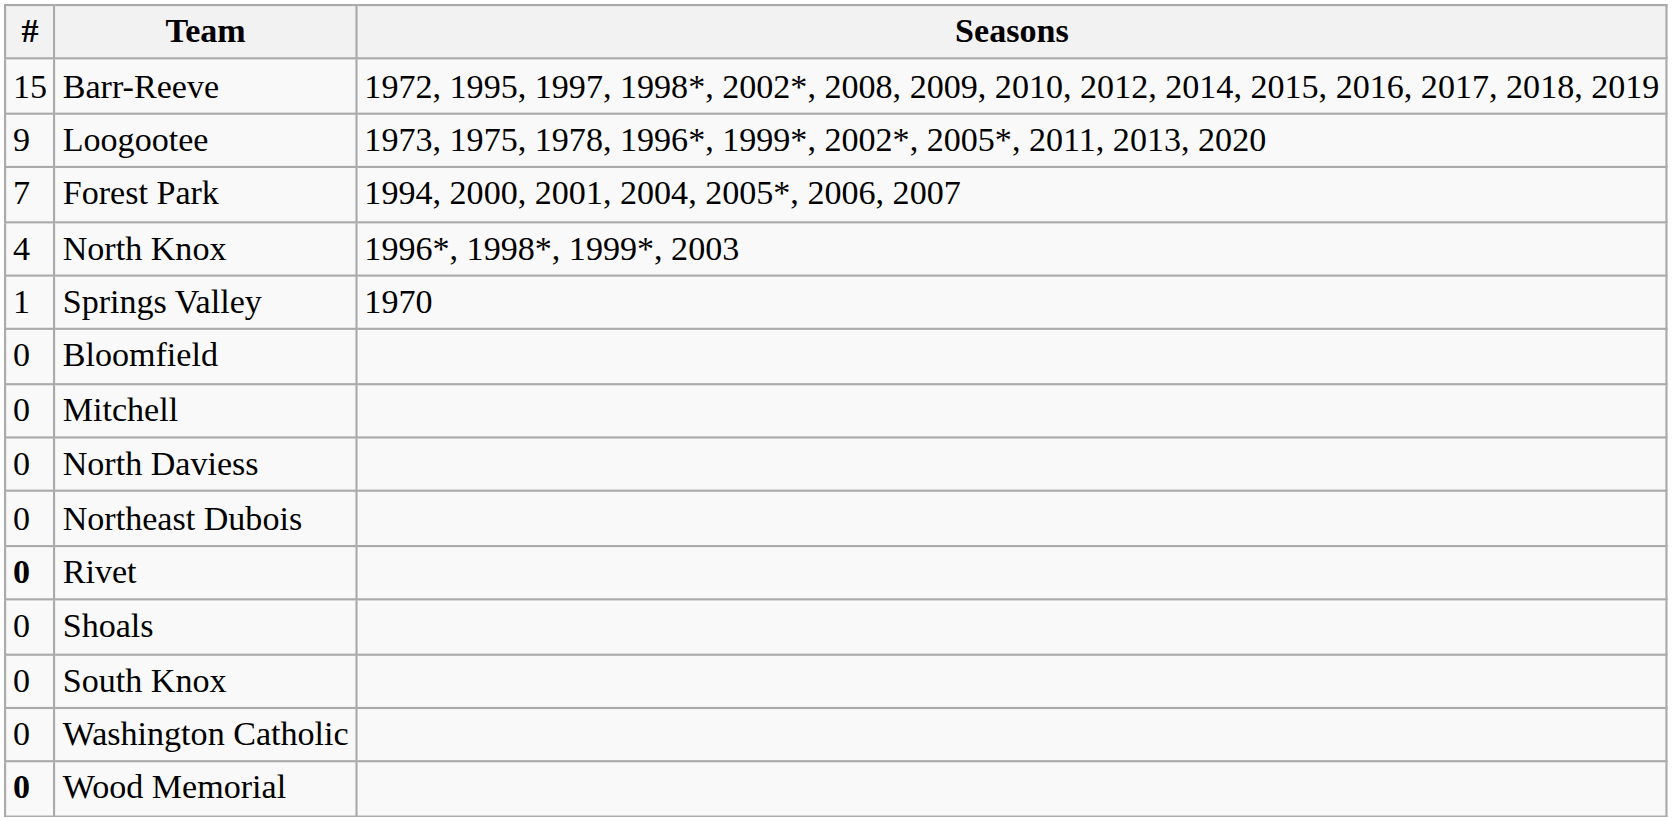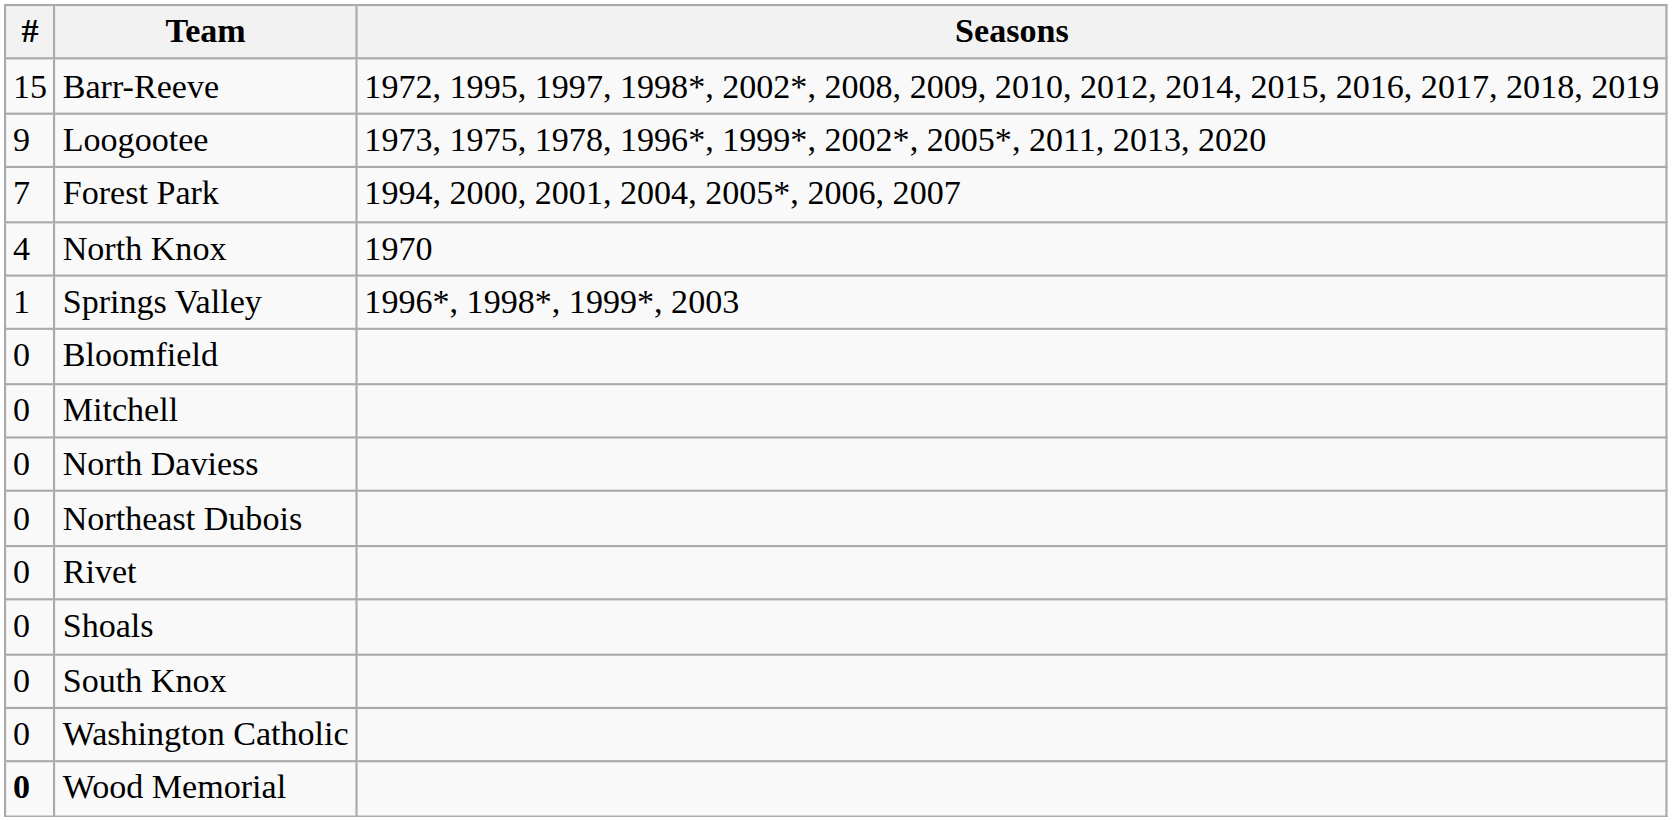(552, 247) 1996*, 1998*, 1999*, 2003 -> (398, 247) 1970
(398, 301) 1970 -> (552, 301) 1996*, 1998*, 1999*, 2003
(21, 572) bold -> (21, 572) normal
